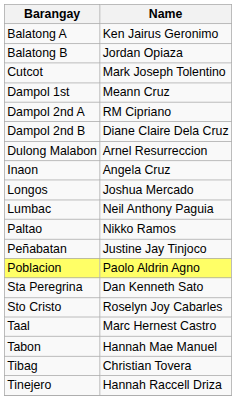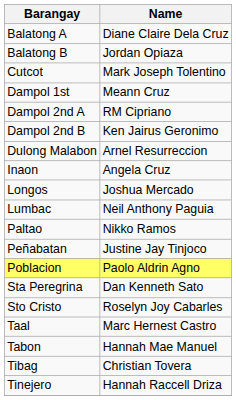(160, 33) Ken Jairus Geronimo -> (166, 33) Diane Claire Dela Cruz
(166, 131) Diane Claire Dela Cruz -> (160, 131) Ken Jairus Geronimo
